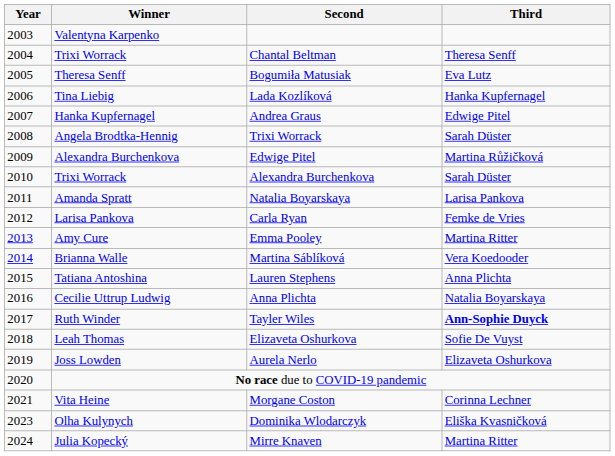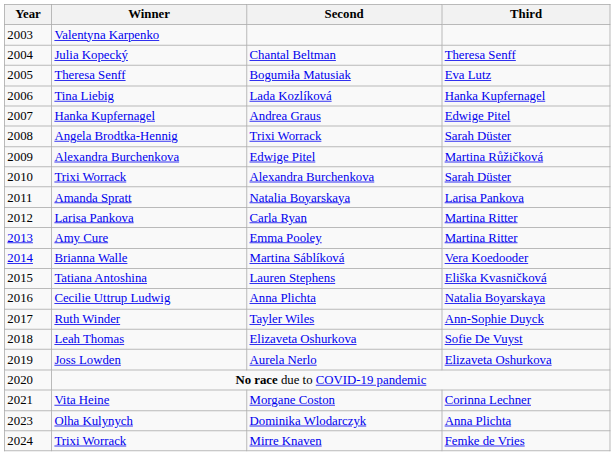(90, 55) Trixi Worrack -> (91, 55) Julia Kopecký
(485, 217) Femke de Vries -> (481, 217) Martina Ritter
(478, 278) Anna Plichta -> (496, 278) Eliška Kvasničková
(496, 319) bold -> (494, 319) normal
(496, 420) Eliška Kvasničková -> (478, 420) Anna Plichta
(91, 440) Julia Kopecký -> (90, 440) Trixi Worrack
(481, 440) Martina Ritter -> (485, 440) Femke de Vries
